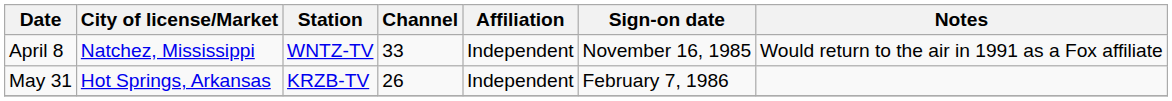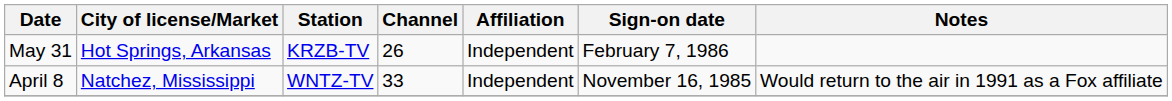rows swapped: (36, 50) <-> (41, 80)
